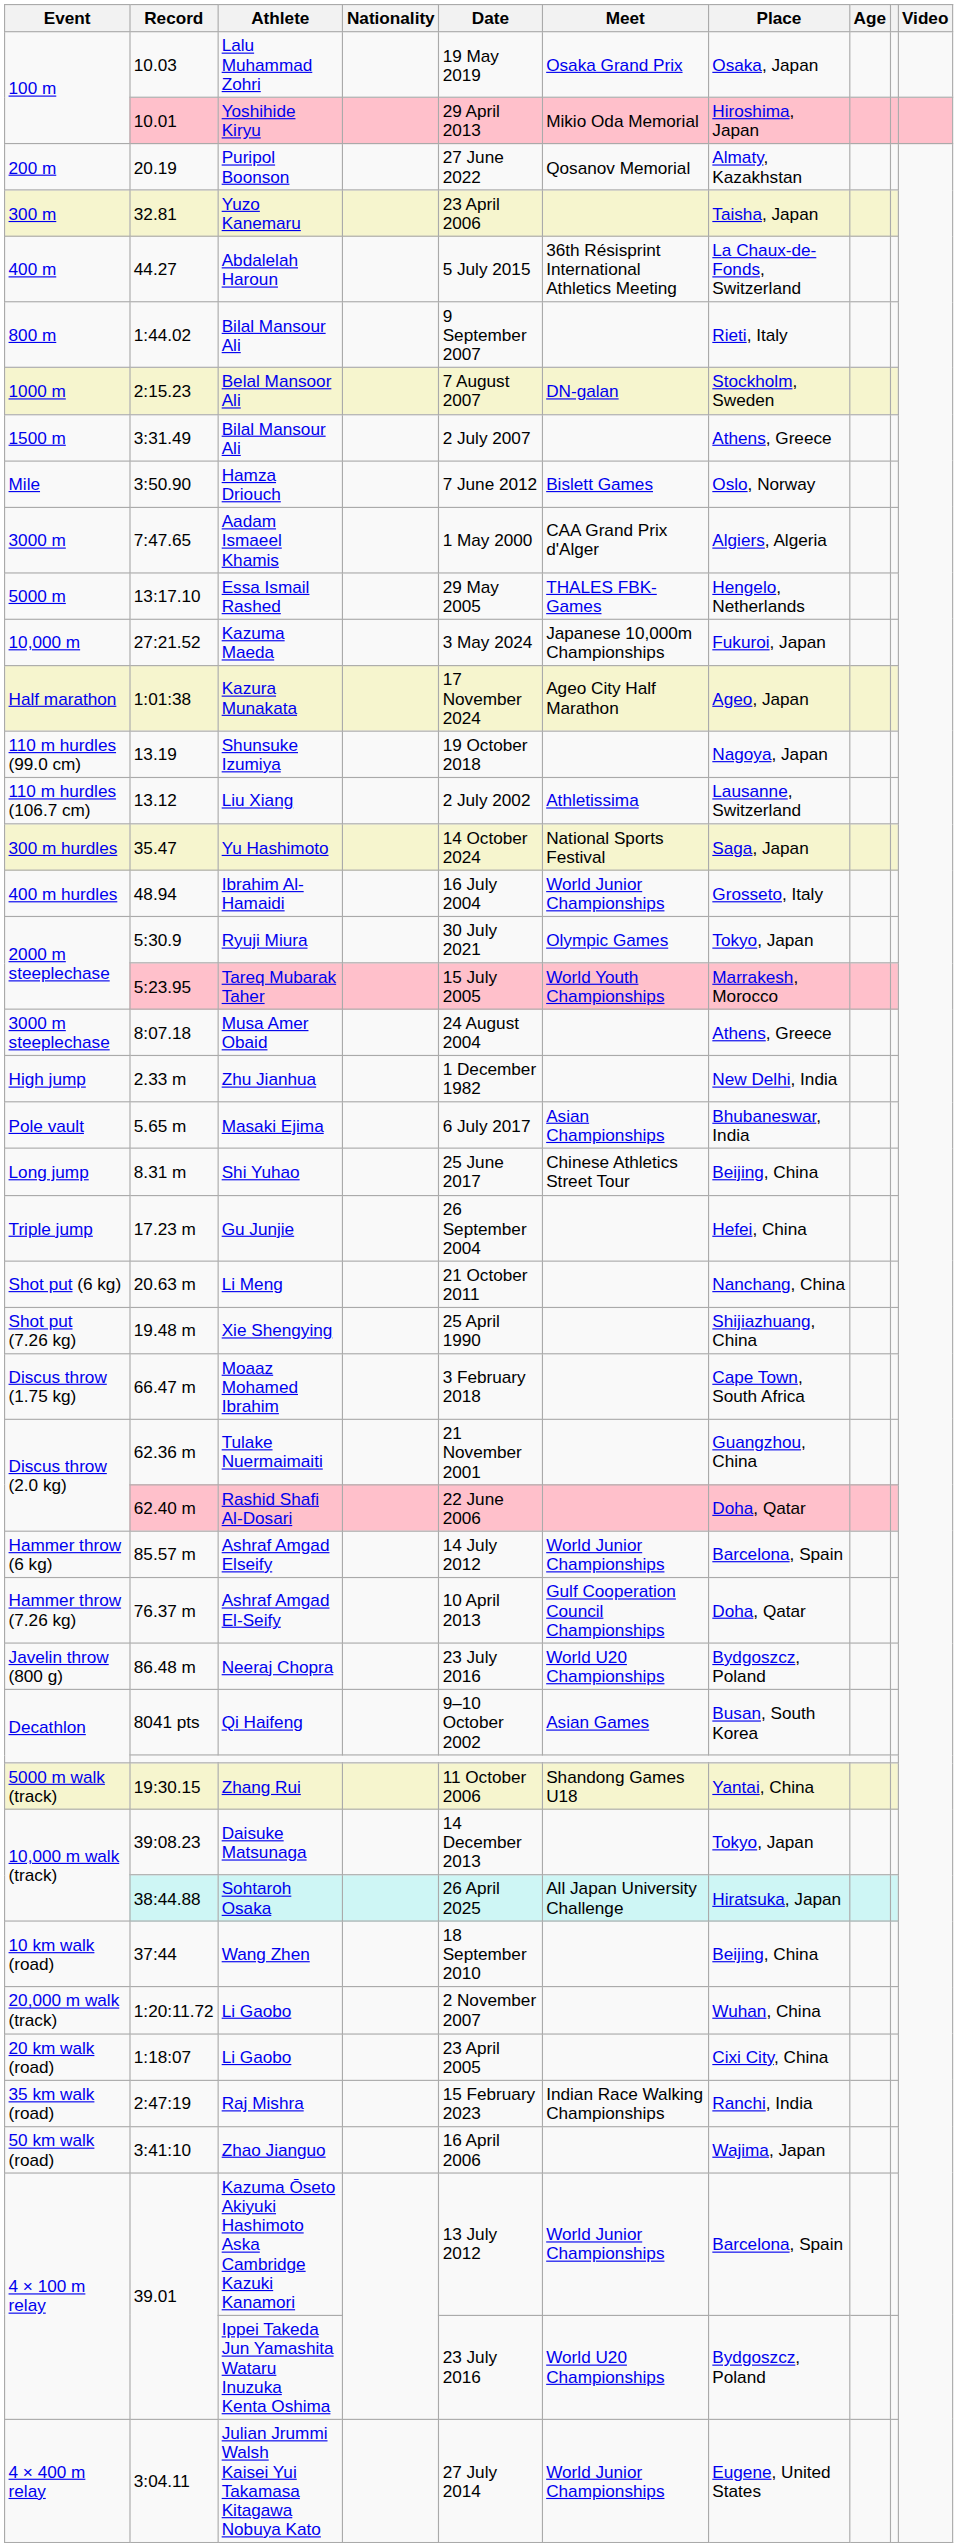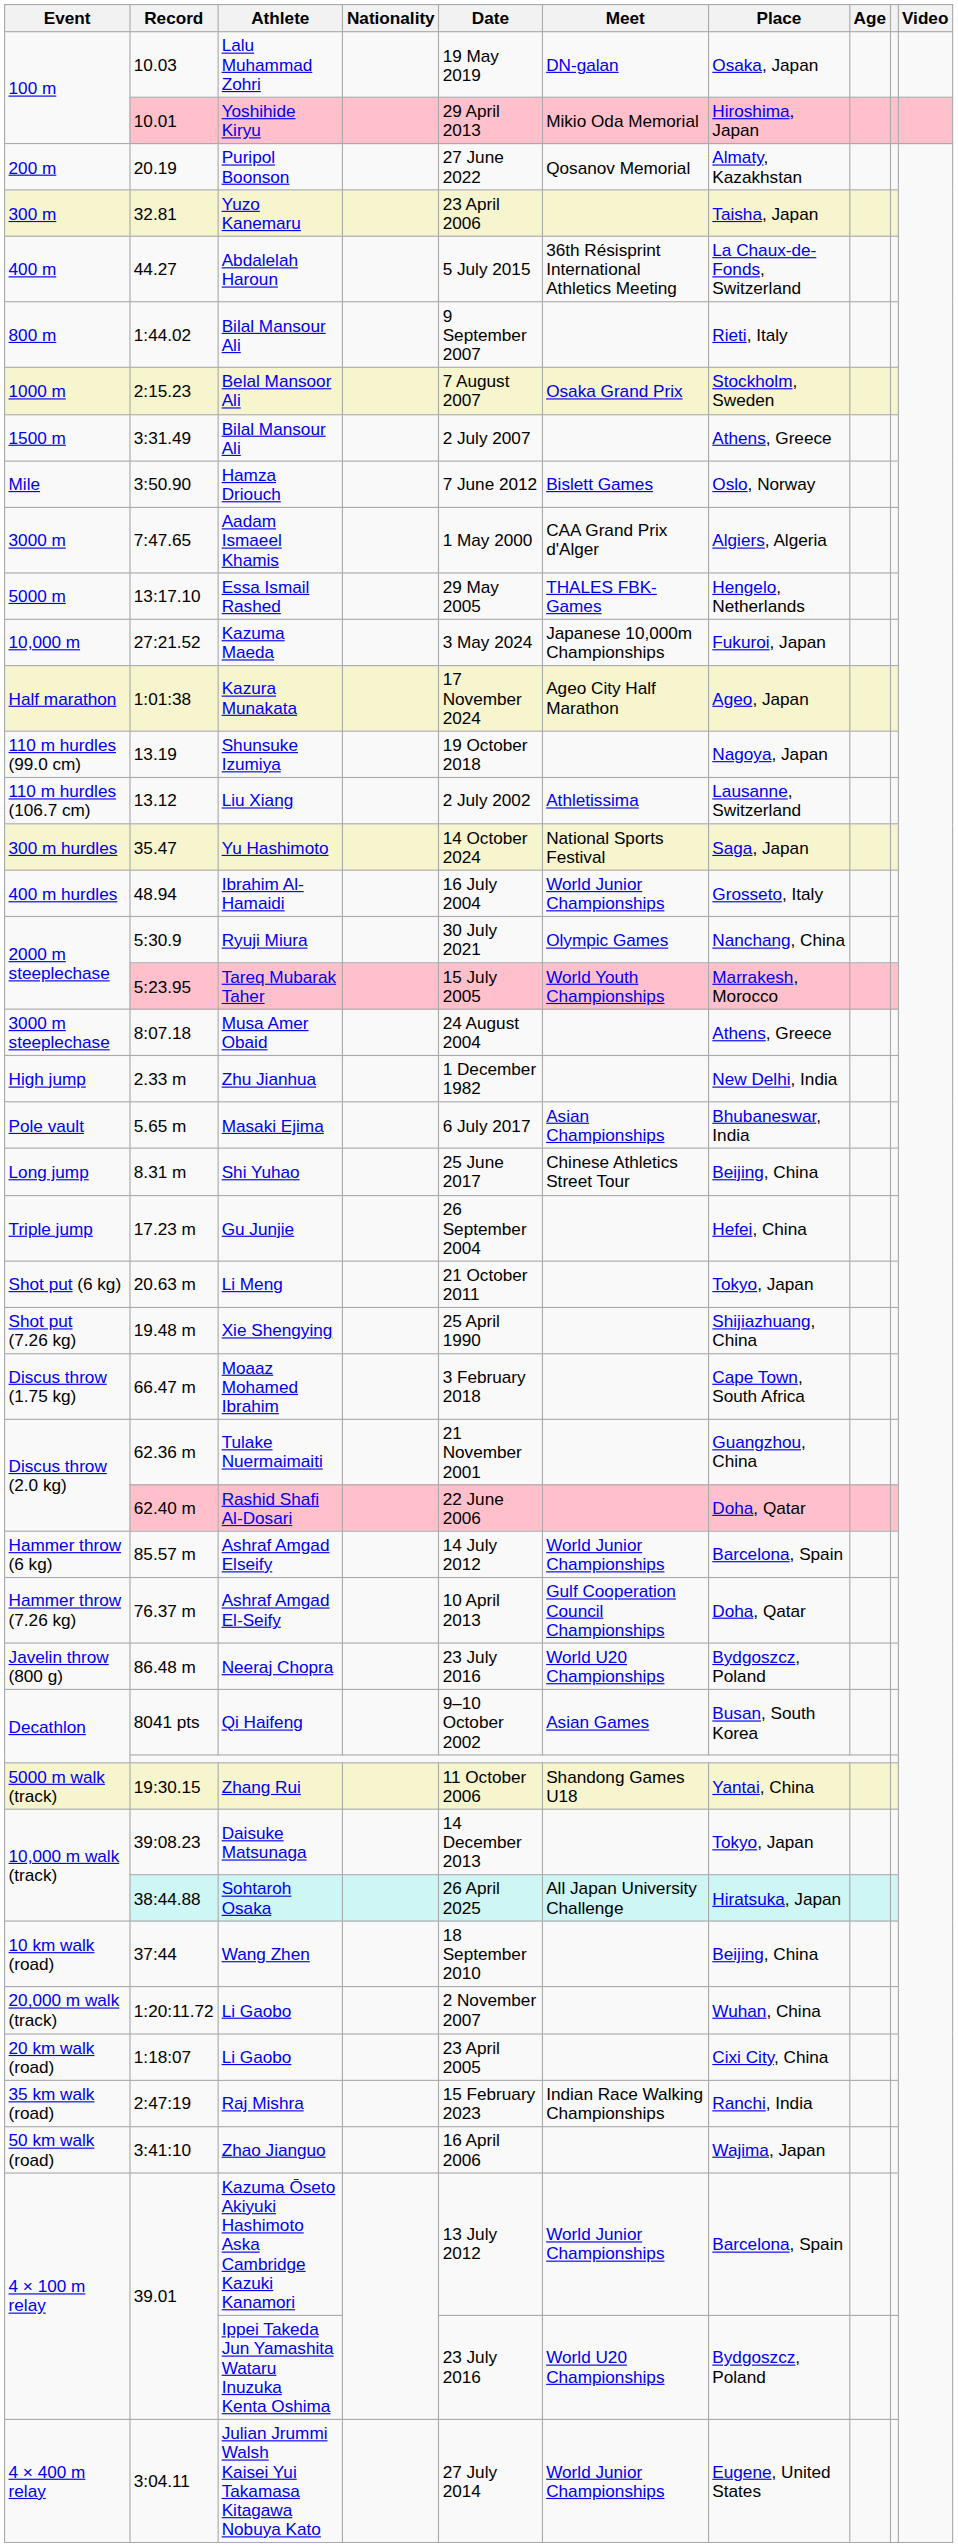(614, 65) Osaka Grand Prix -> (582, 65) DN-galan
(582, 391) DN-galan -> (614, 391) Osaka Grand Prix
(763, 940) Tokyo, Japan -> (779, 940) Nanchang, China
(779, 1284) Nanchang, China -> (763, 1284) Tokyo, Japan
